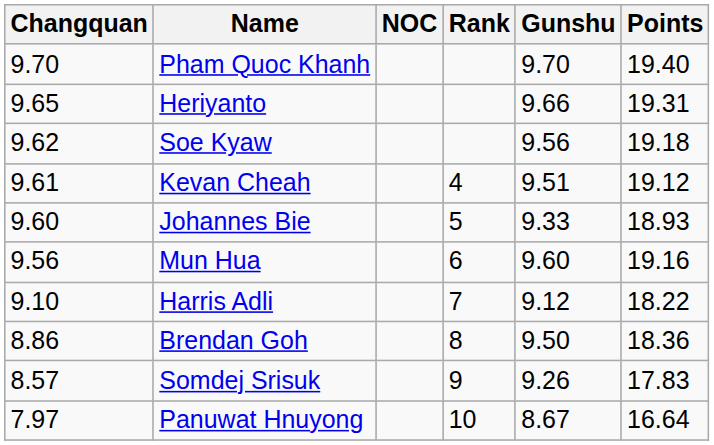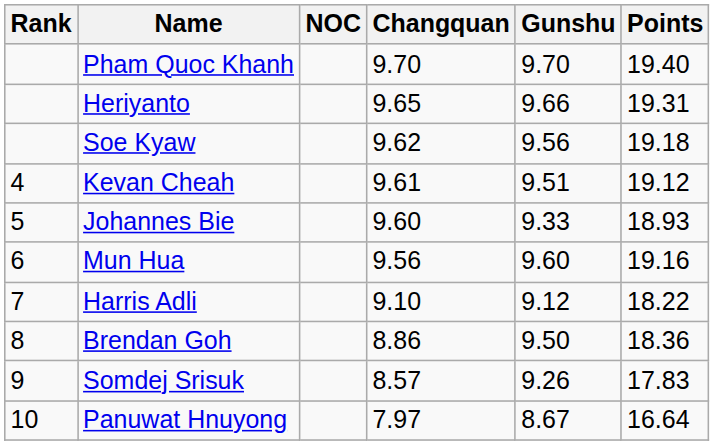columns swapped: (479, 24) <-> (79, 24)
